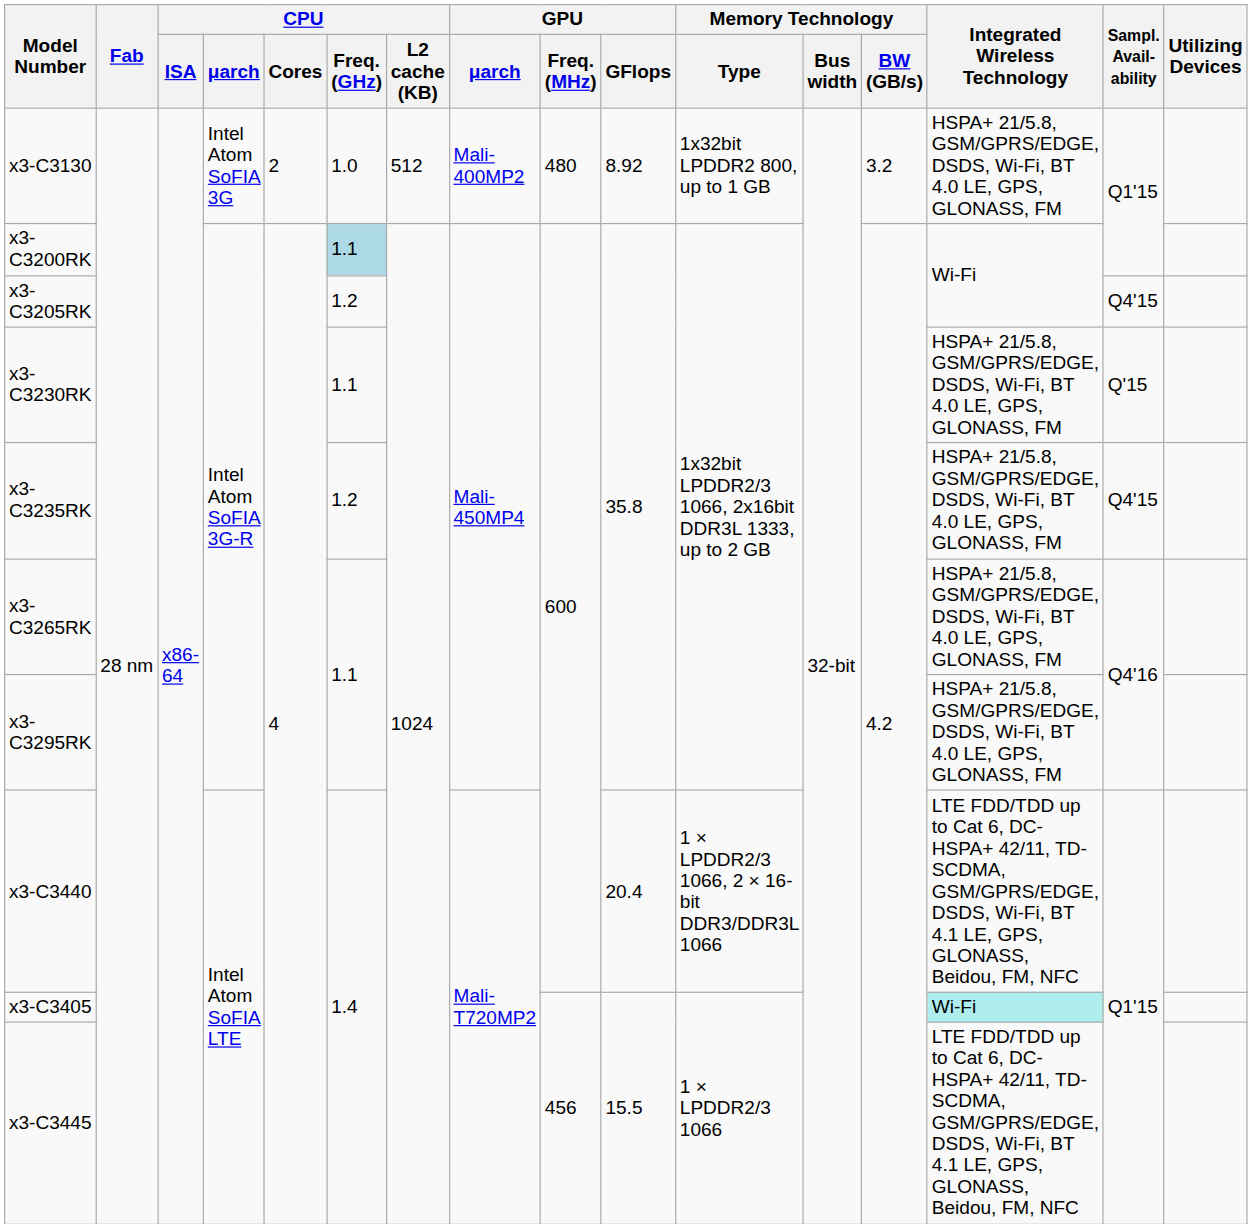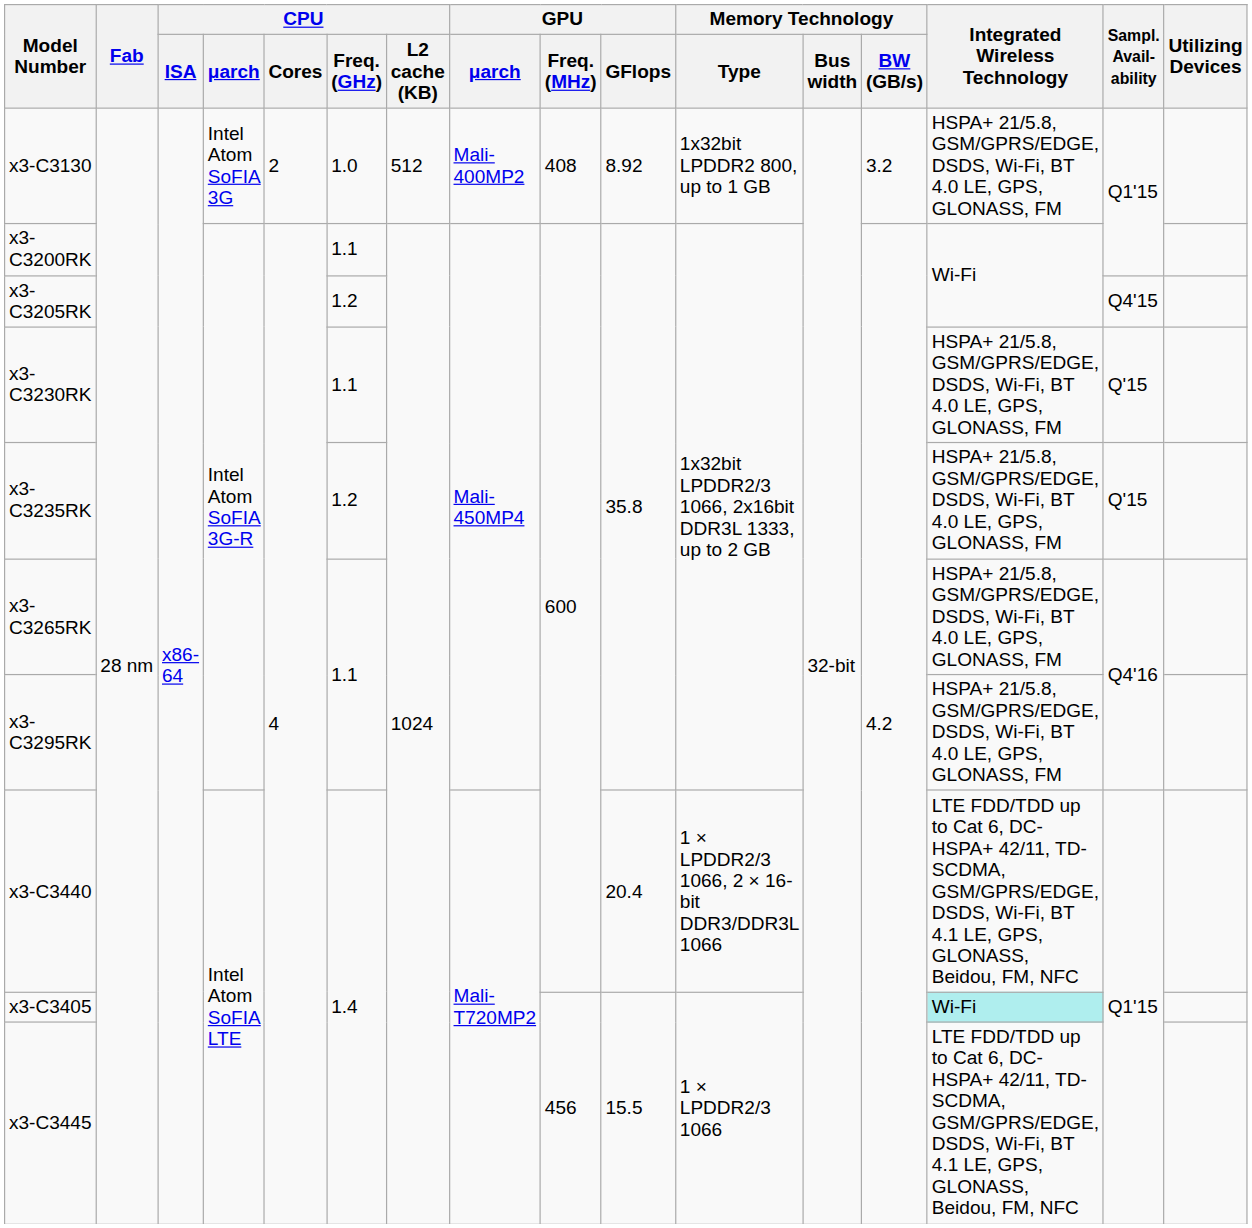(561, 165) 480 -> (561, 165) 408
(344, 249) lightblue background -> (344, 249) no background
(1133, 500) Q4'15 -> (1128, 500) Q'15
